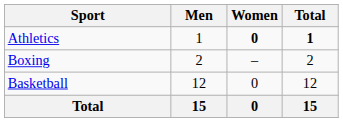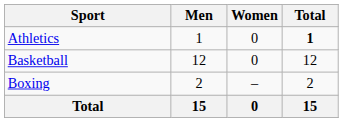(254, 38) bold -> (254, 38) normal
rows swapped: (38, 83) <-> (29, 60)
